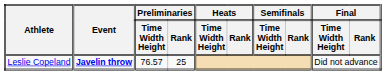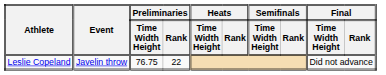(104, 63) bold -> (101, 63) normal
(152, 63) 76.57 -> (147, 63) 76.75
(181, 63) 25 -> (176, 63) 22
